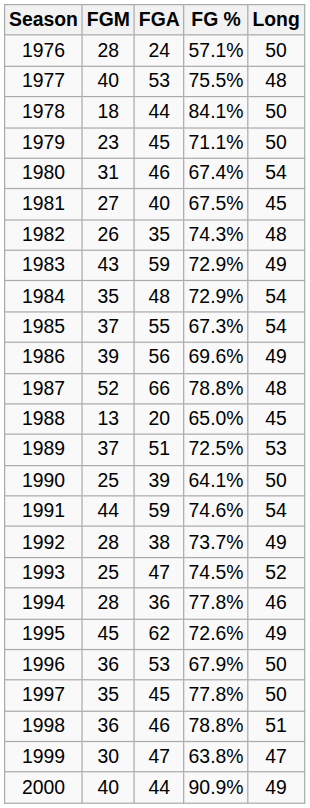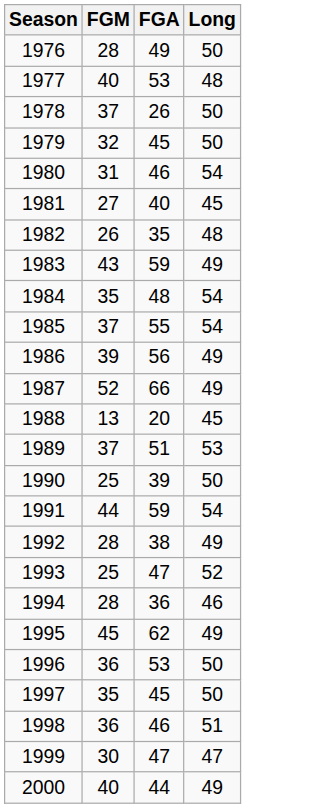- column: (216, 19)
(159, 50) 24 -> (159, 50) 49
(108, 111) 18 -> (108, 111) 37
(159, 111) 44 -> (159, 111) 26
(108, 142) 23 -> (108, 142) 32
(276, 388) 48 -> (212, 388) 49
